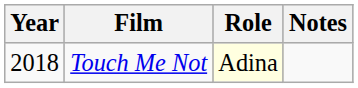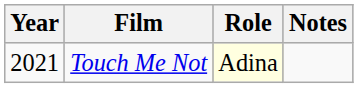(35, 62) 2018 -> (35, 62) 2021
